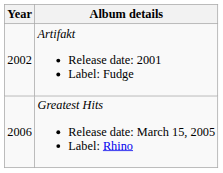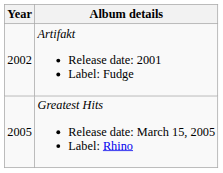(20, 131) 2006 -> (20, 131) 2005
